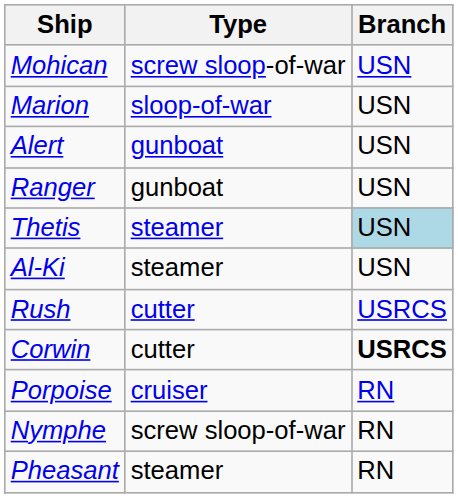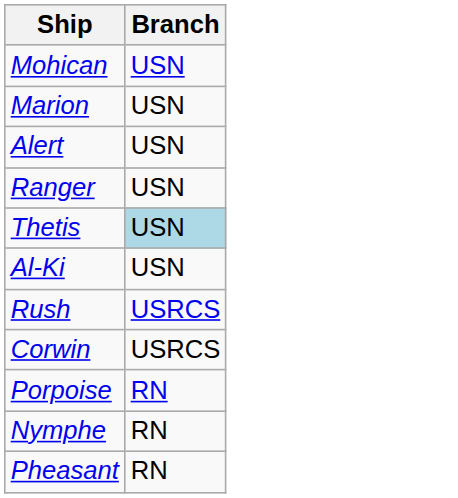- column: (238, 24)
(402, 349) bold -> (175, 349) normal
